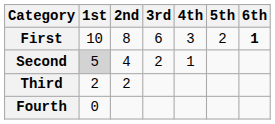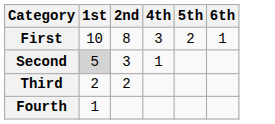- column: (159, 16)
(254, 39) bold -> (222, 39) normal
(127, 62) 4 -> (127, 62) 3
(95, 108) 0 -> (95, 108) 1
